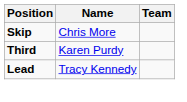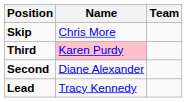(91, 50) no background -> (91, 50) pink background
+ row: (28, 69)
